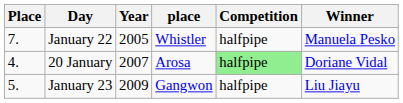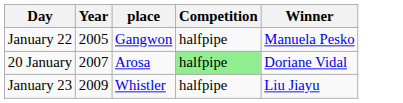- column: (25, 16)
(181, 39) Whistler -> (144, 39) Gangwon
(184, 86) Gangwon -> (140, 86) Whistler
